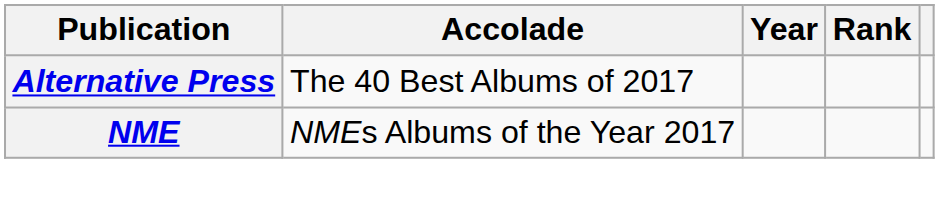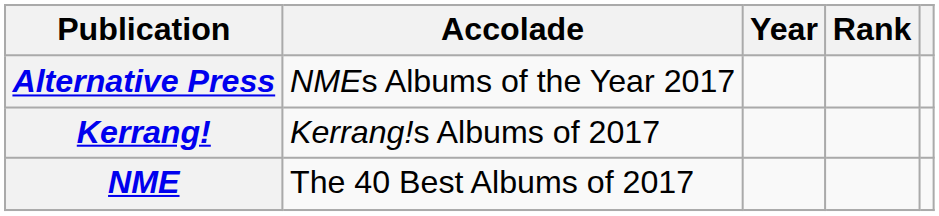(492, 81) The 40 Best Albums of 2017 -> (513, 81) NMEs Albums of the Year 2017
+ row: (144, 132)
(513, 132) NMEs Albums of the Year 2017 -> (492, 183) The 40 Best Albums of 2017
